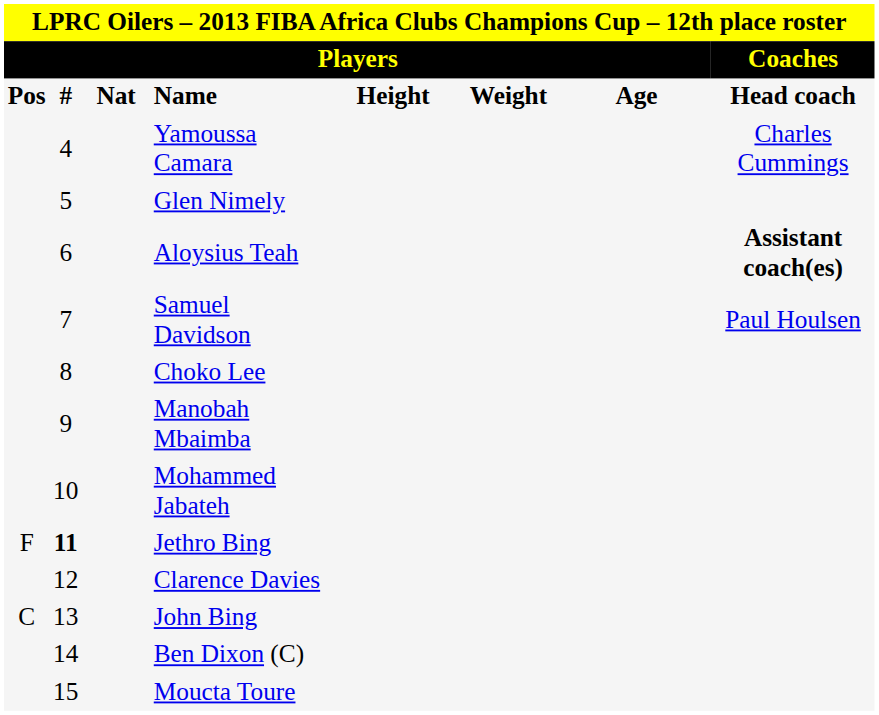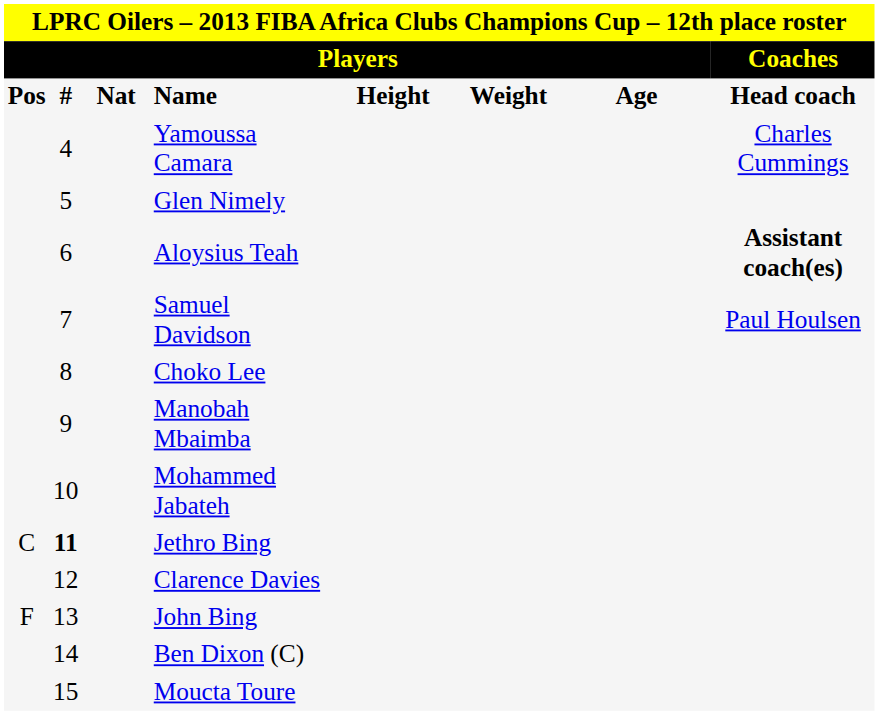(27, 542) F -> (27, 542) C
(27, 617) C -> (27, 617) F
